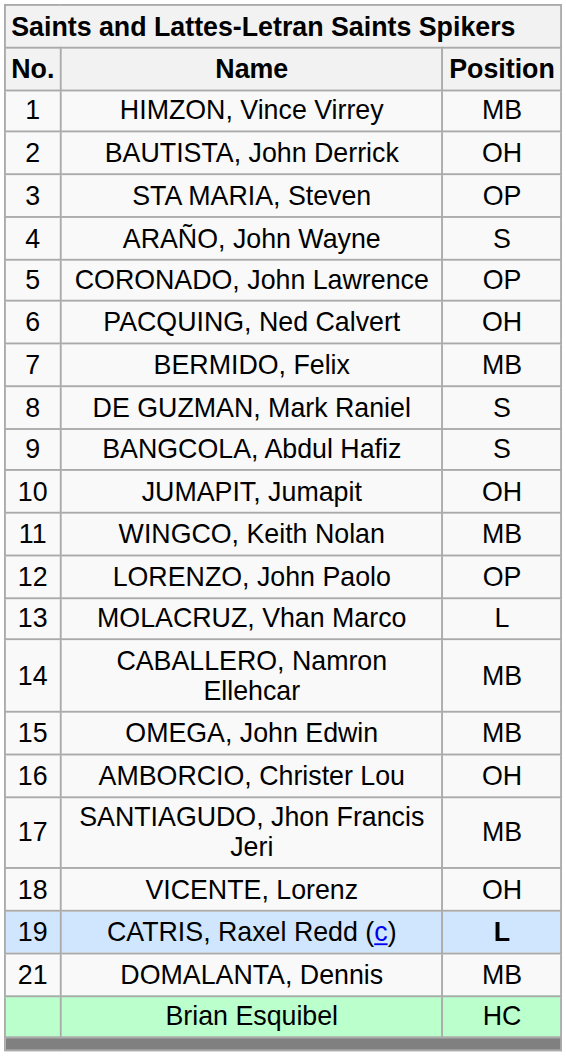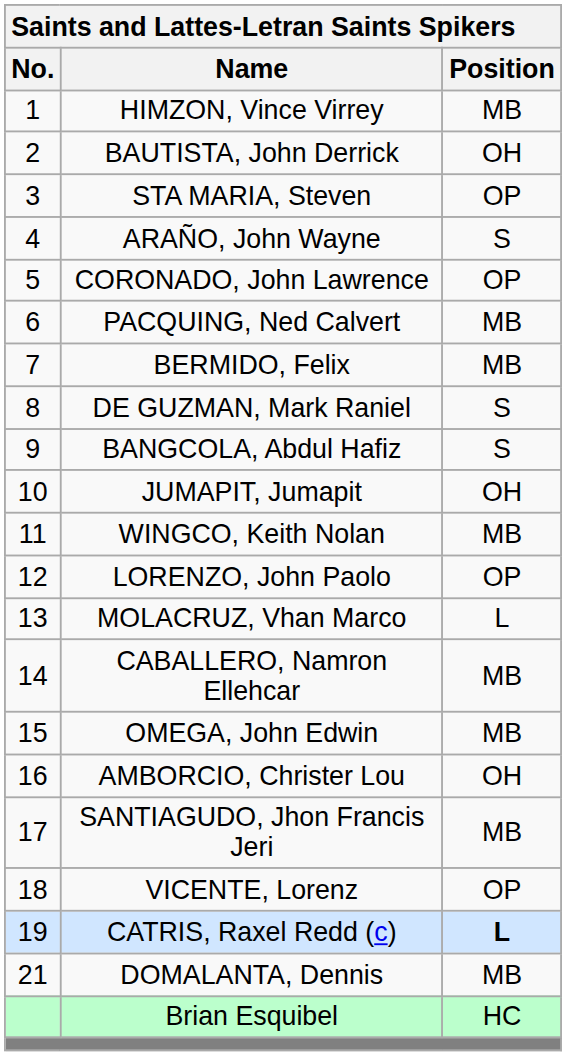(502, 323) OH -> (502, 323) MB
(502, 890) OH -> (502, 890) OP
